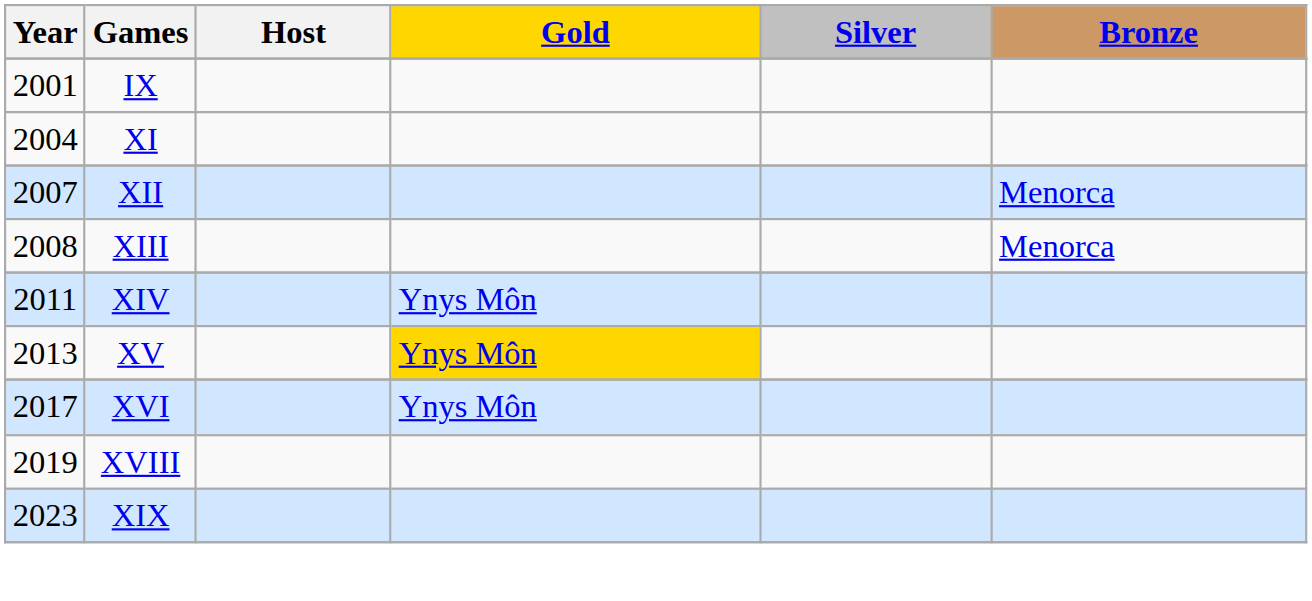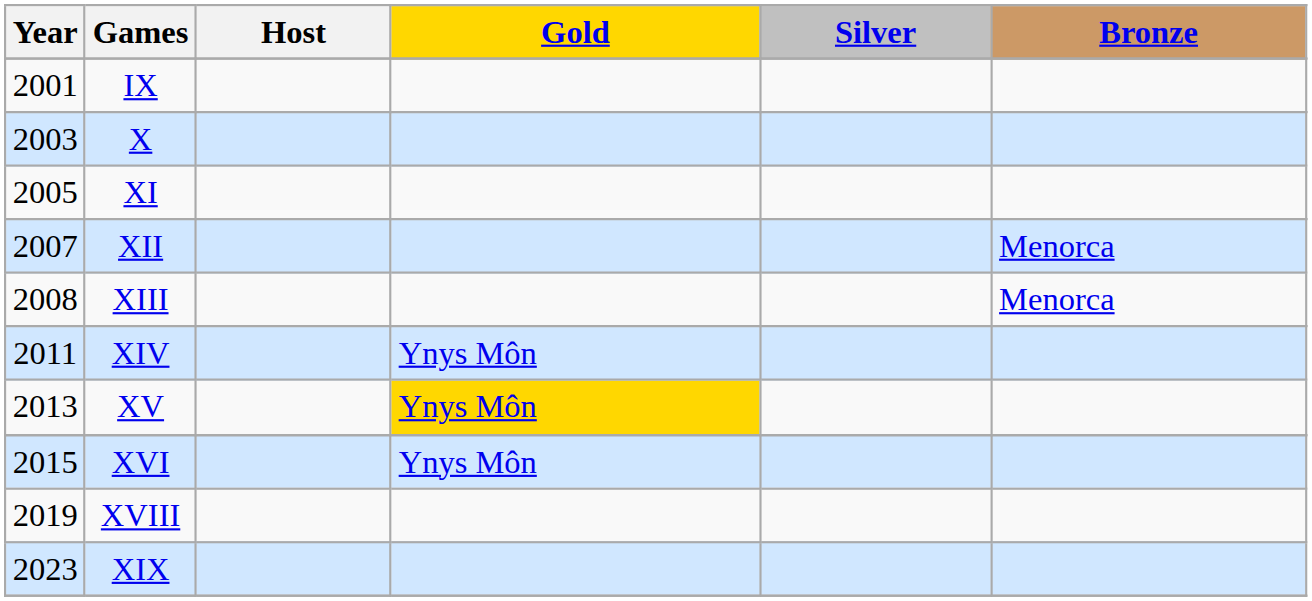+ row: (141, 138)
(45, 138) 2004 -> (45, 192) 2005
(45, 406) 2017 -> (45, 460) 2015
